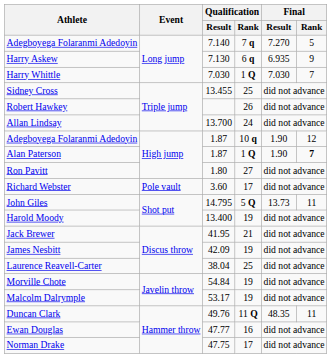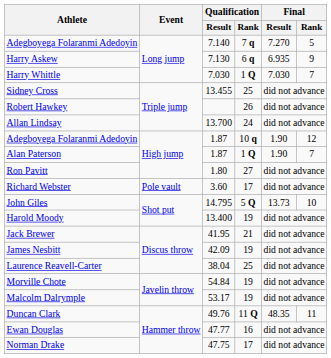(312, 155) bold -> (312, 155) normal
(312, 202) 11 -> (312, 202) 10
